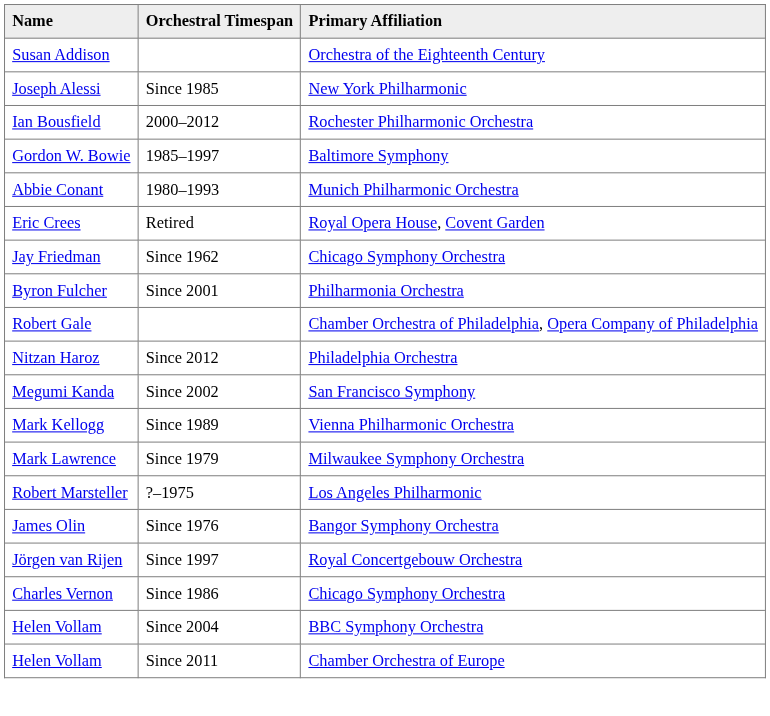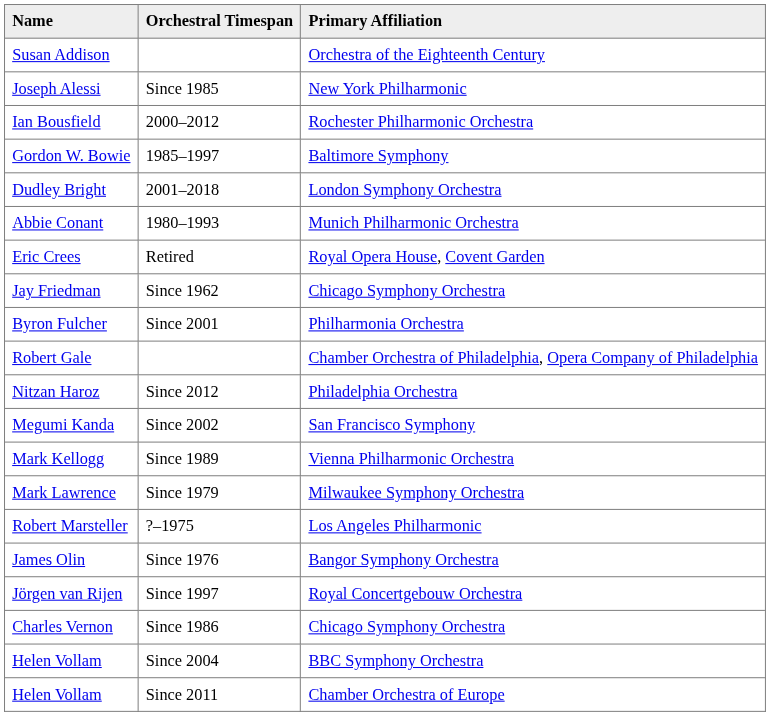+ row: (59, 189)
